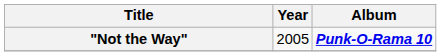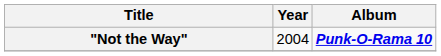(293, 39) 2005 -> (293, 39) 2004
